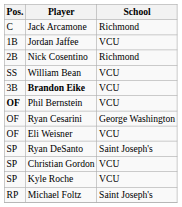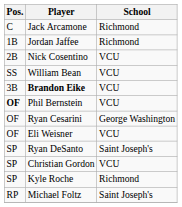(109, 42) VCU -> (119, 42) Richmond
(119, 57) Richmond -> (109, 57) VCU
(109, 179) VCU -> (119, 179) Richmond
